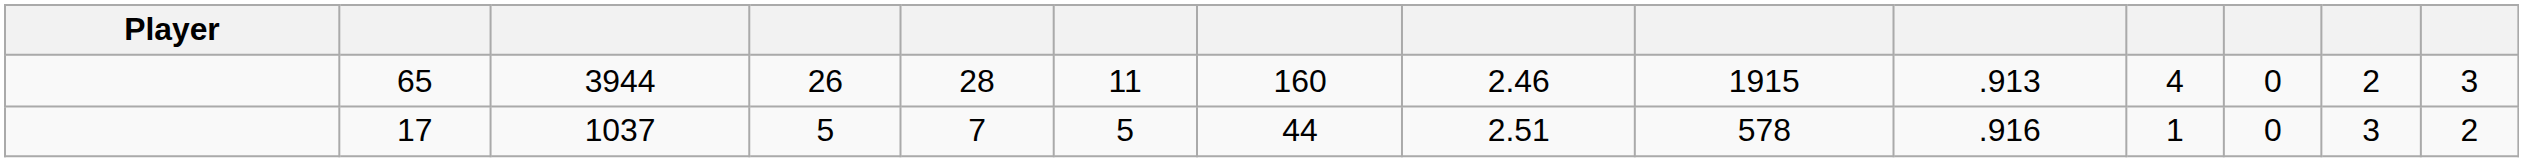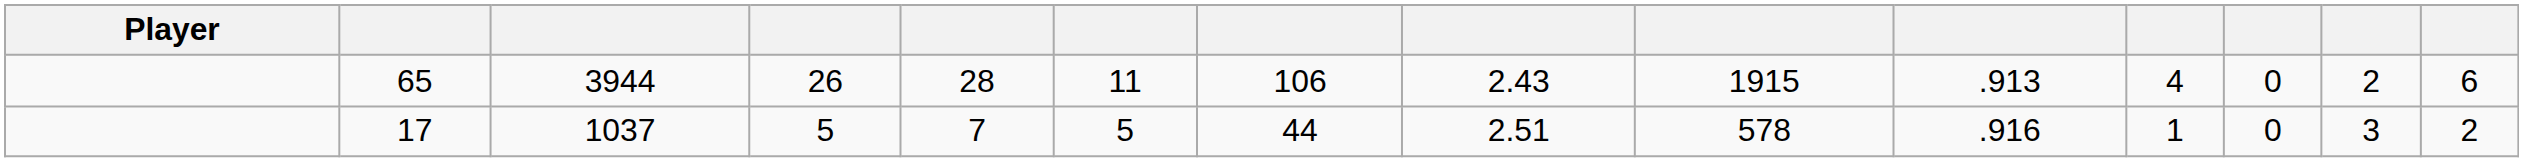(1300, 80) 160 -> (1300, 80) 106
(1519, 80) 2.46 -> (1519, 80) 2.43
(2469, 80) 3 -> (2469, 80) 6
